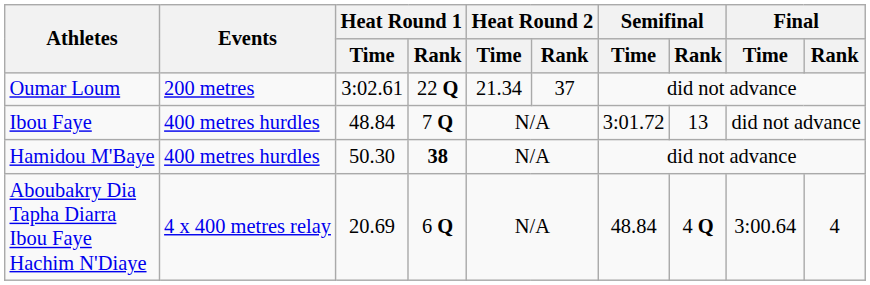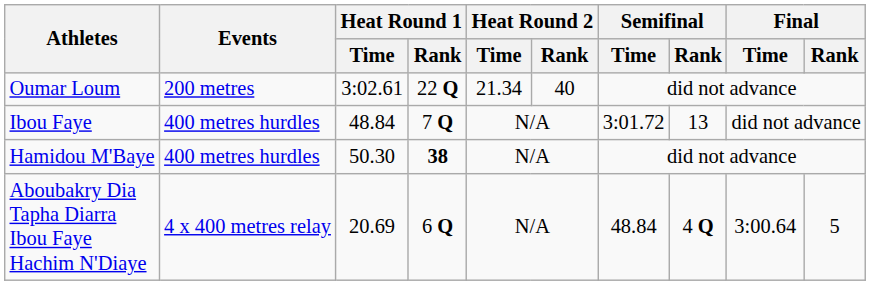(565, 89) 37 -> (565, 89) 40
(835, 226) 4 -> (835, 226) 5
